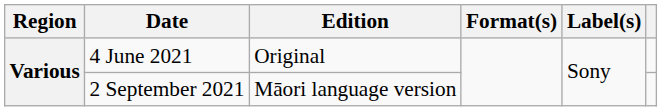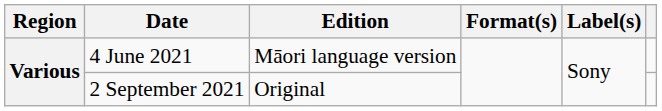(290, 55) Original -> (355, 55) Māori language version
(355, 88) Māori language version -> (290, 88) Original
